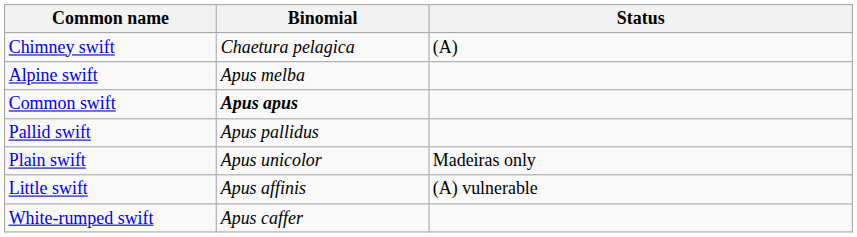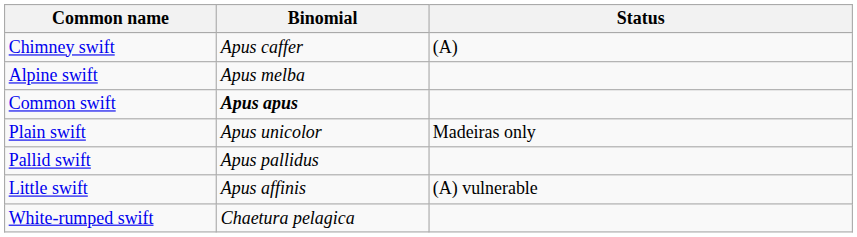(288, 47) Chaetura pelagica -> (262, 47) Apus caffer
rows swapped: (47, 160) <-> (50, 132)
(262, 217) Apus caffer -> (288, 217) Chaetura pelagica
